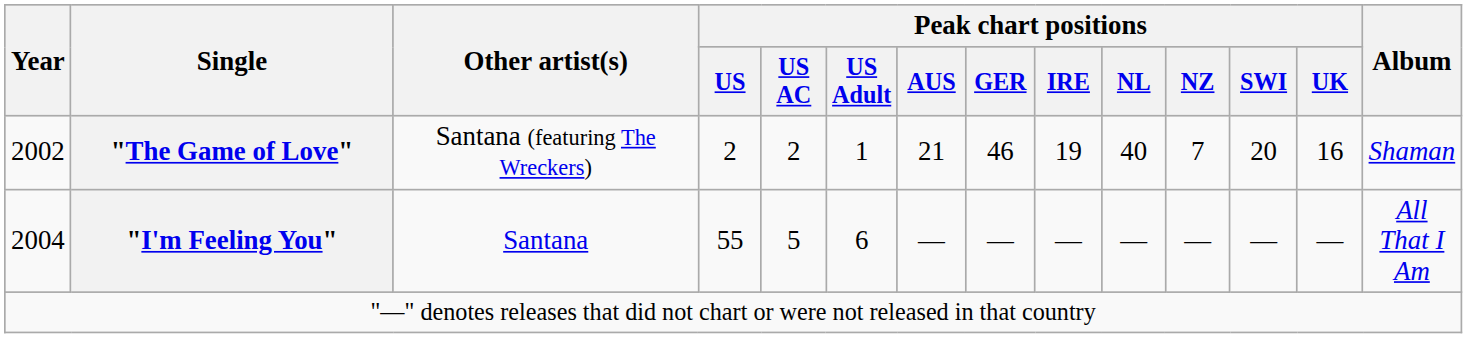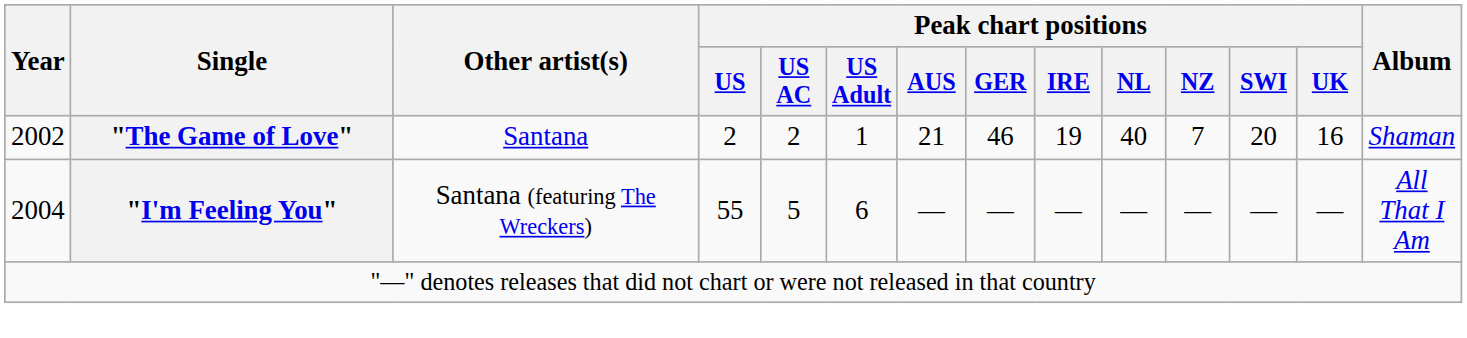(546, 152) Santana (featuring The Wreckers) -> (546, 136) Santana
(546, 240) Santana -> (546, 209) Santana (featuring The Wreckers)
